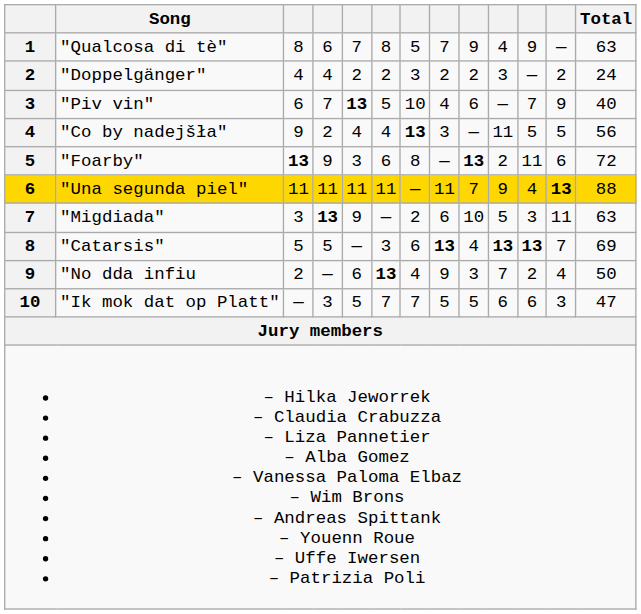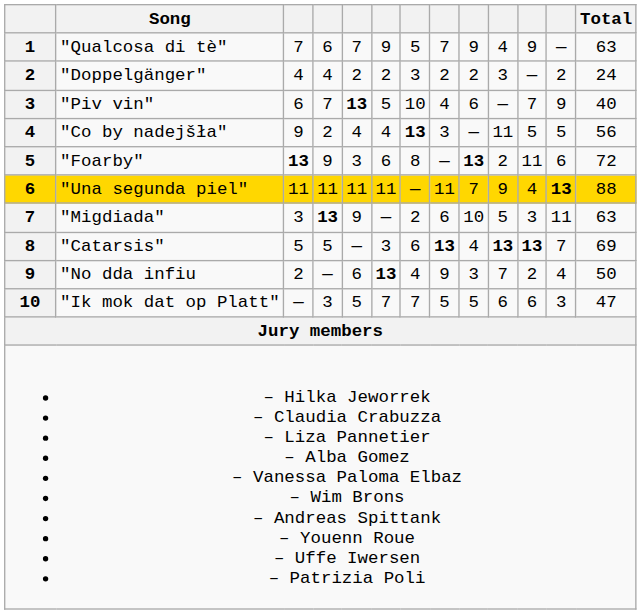(298, 47) 8 -> (298, 47) 7
(386, 47) 8 -> (386, 47) 9
